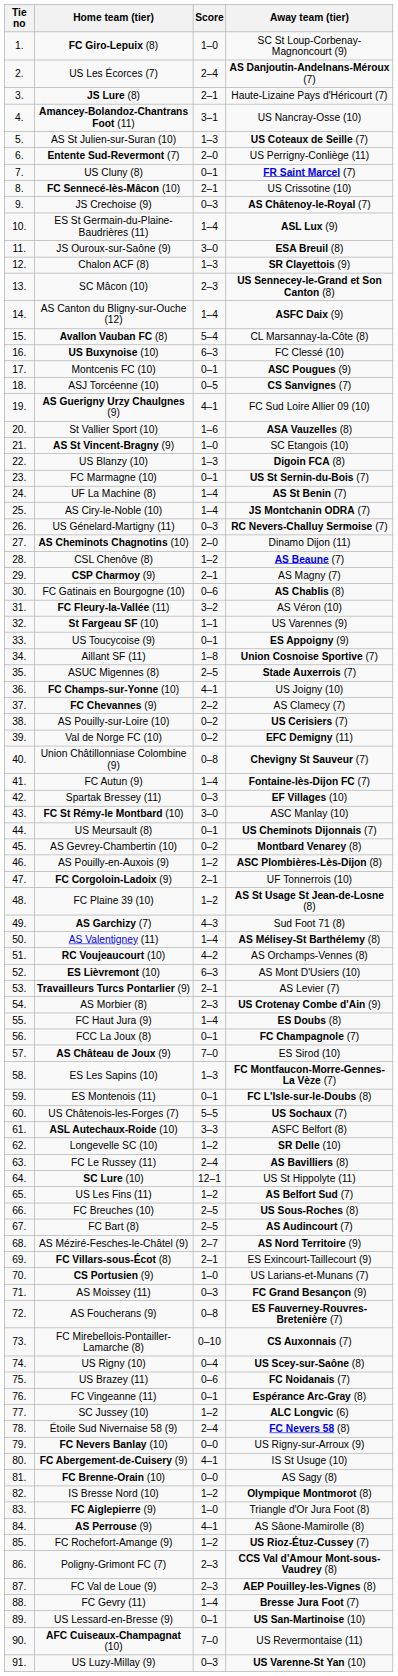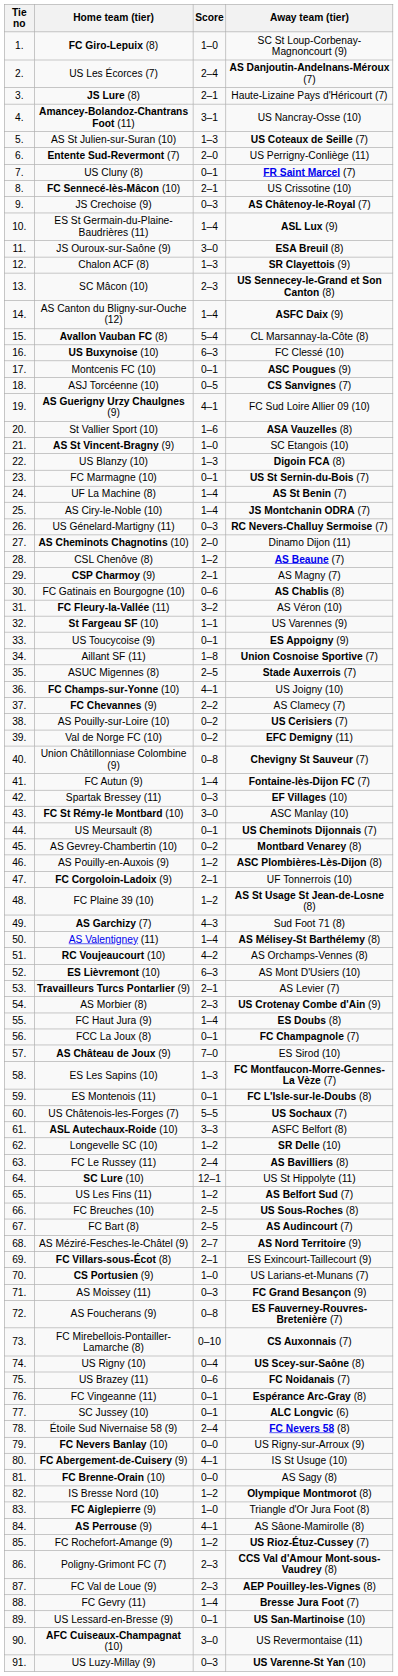(209, 1412) 1–2 -> (209, 1412) 0–1
(209, 1641) 7–0 -> (209, 1641) 3–0
